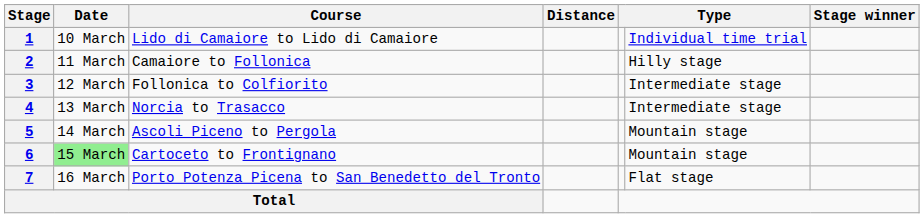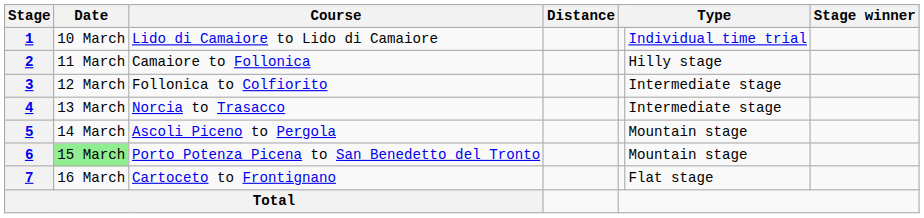(234, 155) Cartoceto to Frontignano -> (336, 155) Porto Potenza Picena to San Benedetto del Tronto
(336, 178) Porto Potenza Picena to San Benedetto del Tronto -> (234, 178) Cartoceto to Frontignano
